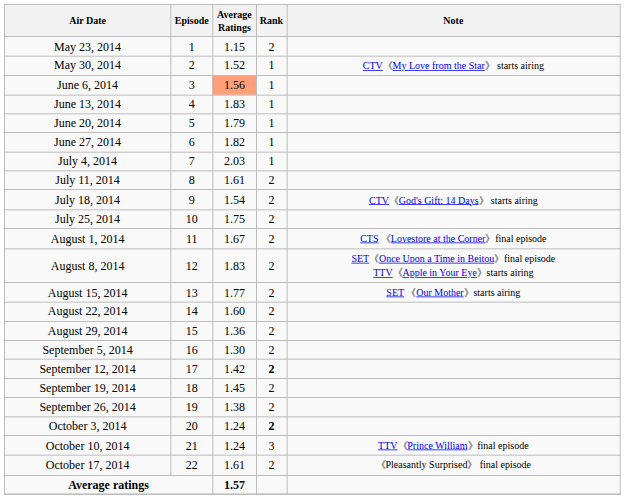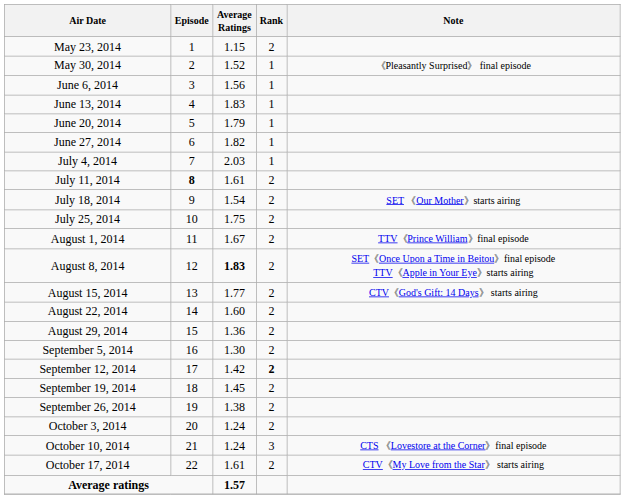(453, 66) CTV《My Love from the Star》 starts airing -> (453, 66) 《Pleasantly Surprised》 final episode
(234, 85) lightsalmon background -> (234, 85) no background
(192, 180) normal -> (192, 180) bold
(453, 200) CTV《God's Gift: 14 Days》 starts airing -> (453, 200) SET 《Our Mother》starts airing
(453, 239) CTS 《Lovestore at the Corner》final episode -> (453, 239) TTV《Prince William》final episode
(234, 265) normal -> (234, 265) bold
(453, 292) SET 《Our Mother》starts airing -> (453, 292) CTV《God's Gift: 14 Days》 starts airing
(271, 426) bold -> (271, 426) normal
(453, 445) TTV《Prince William》final episode -> (453, 445) CTS 《Lovestore at the Corner》final episode
(453, 465) 《Pleasantly Surprised》 final episode -> (453, 465) CTV《My Love from the Star》 starts airing
